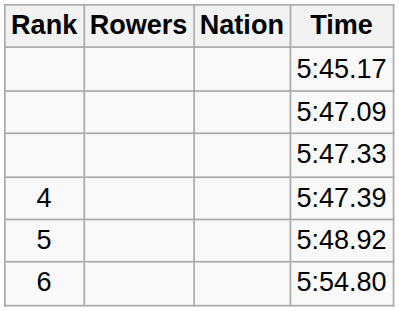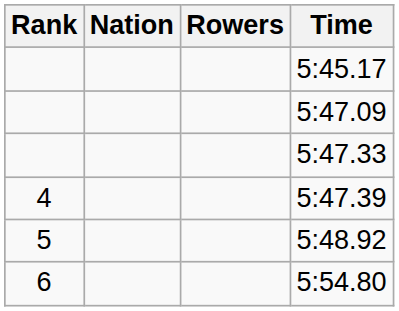columns swapped: (139, 25) <-> (242, 25)
